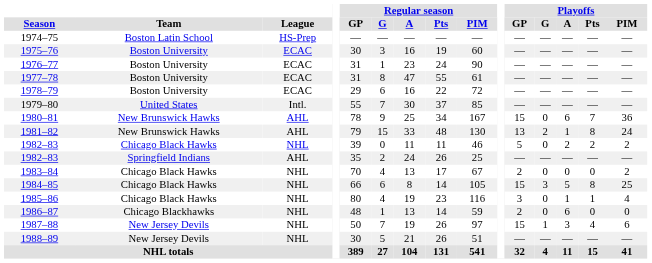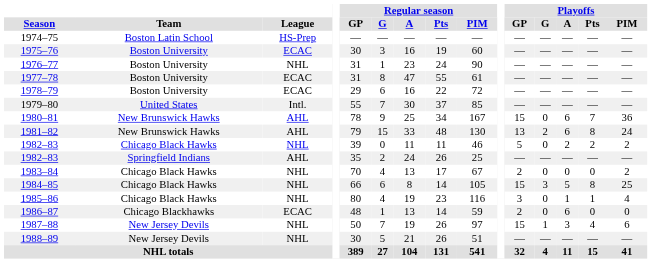(298, 64) ECAC -> (298, 64) NHL
(567, 131) 1 -> (567, 131) 6
(298, 211) NHL -> (298, 211) ECAC
